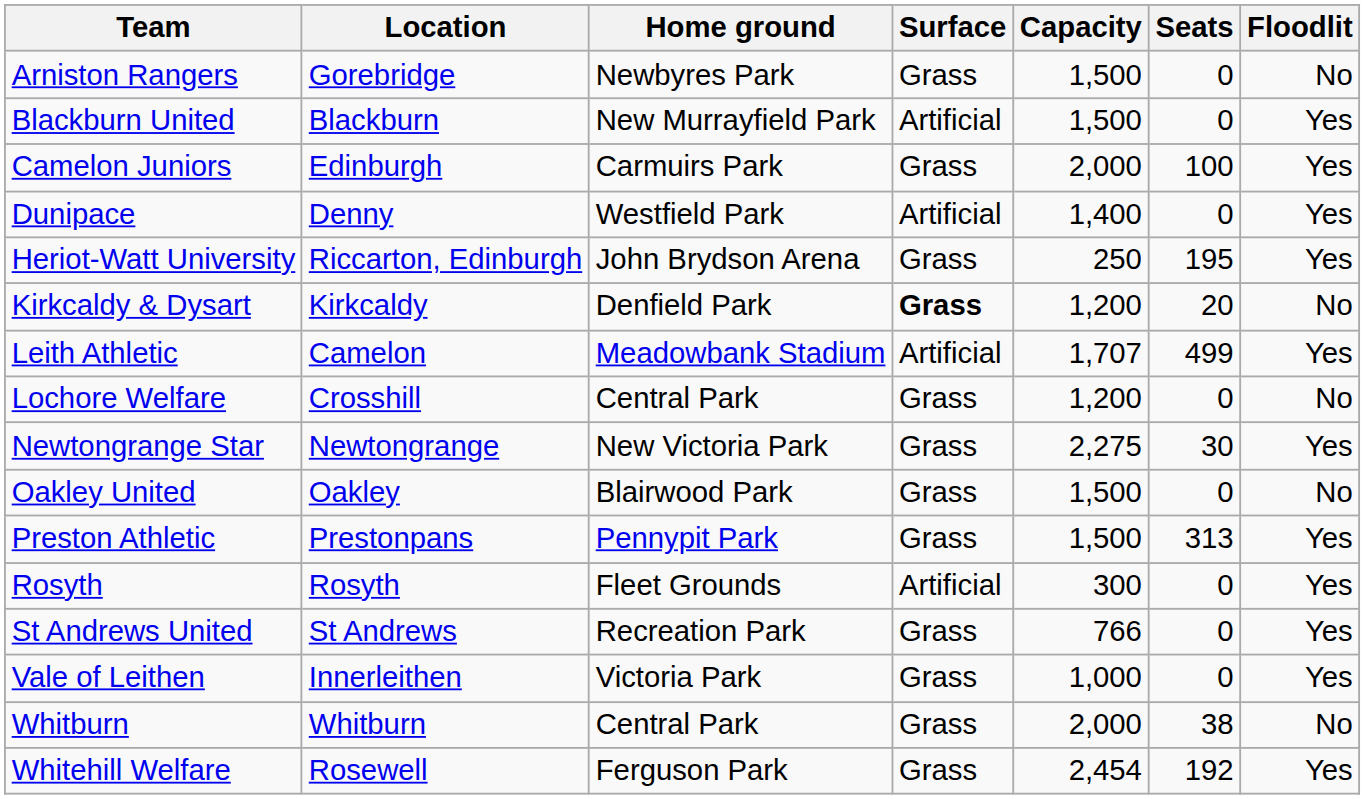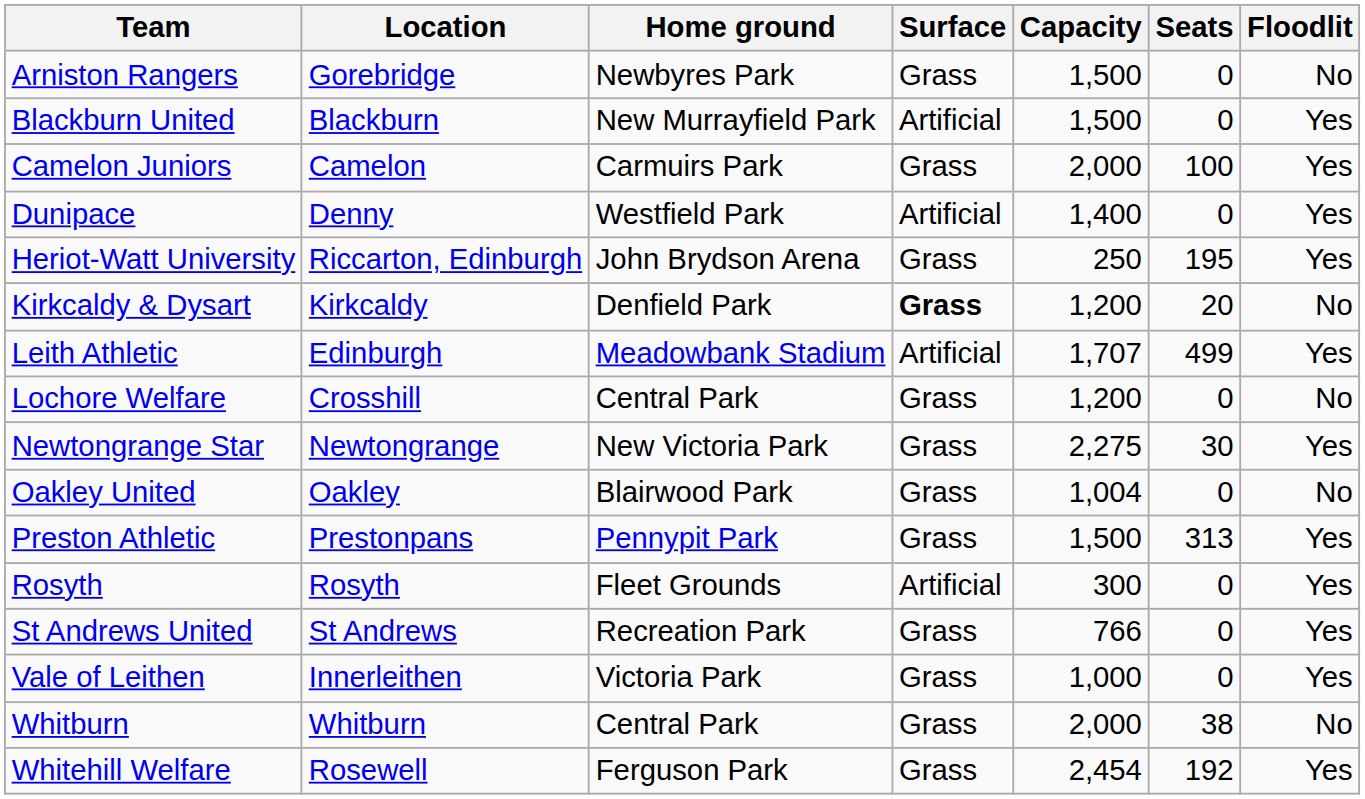(376, 167) Edinburgh -> (367, 167) Camelon
(367, 352) Camelon -> (376, 352) Edinburgh
(1105, 492) 1,500 -> (1105, 492) 1,004
